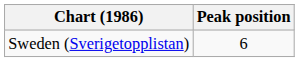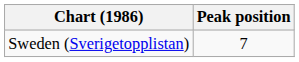(244, 43) 6 -> (244, 43) 7
